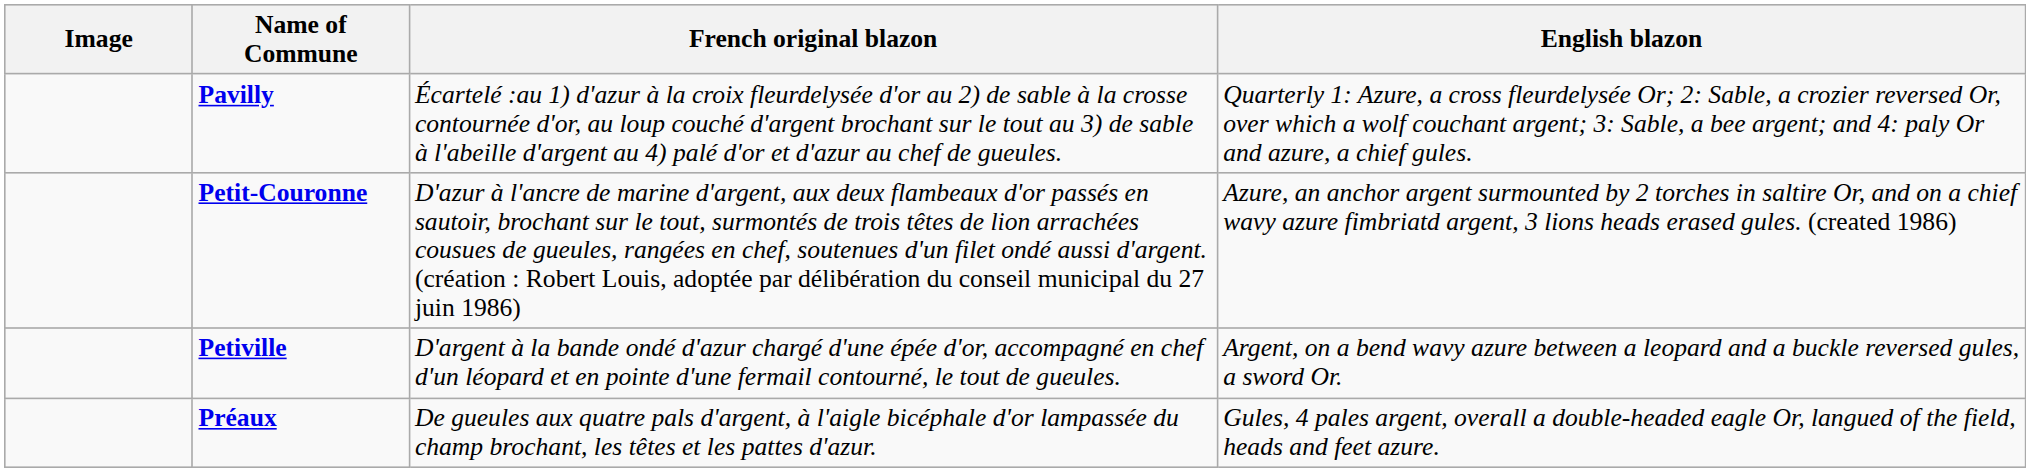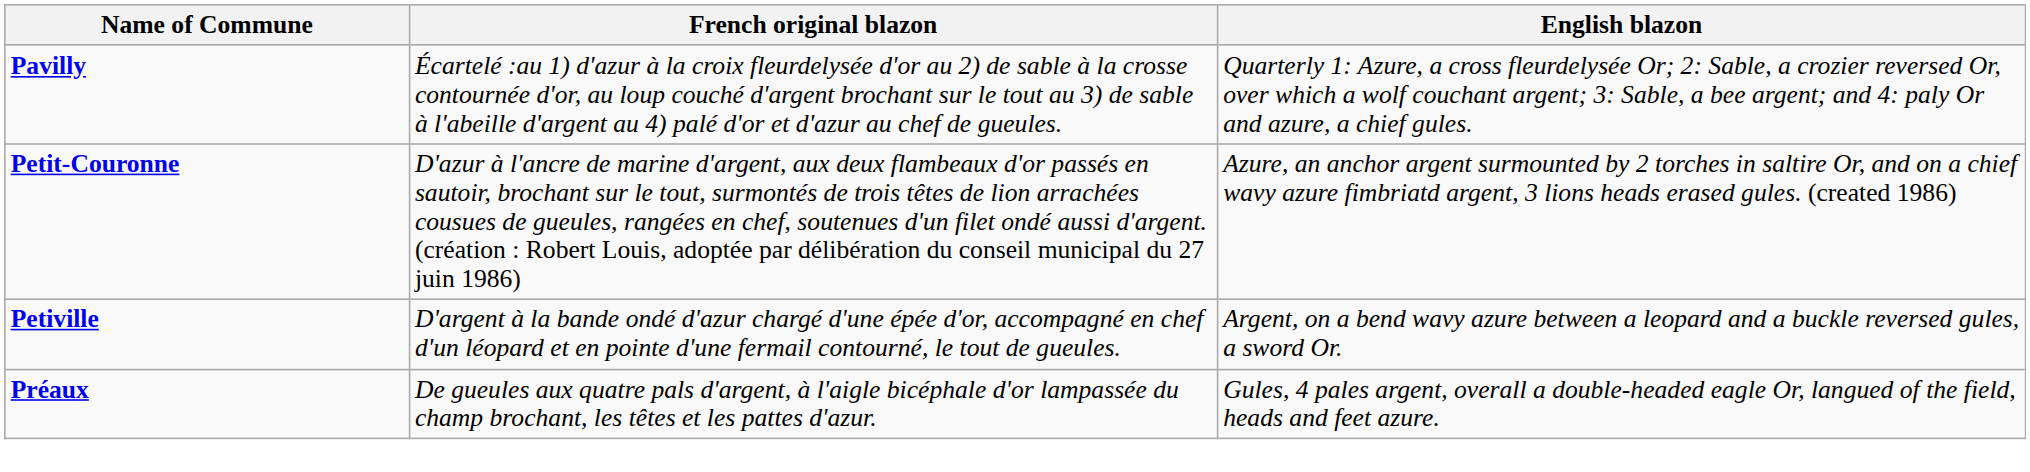- column: (99, 39)
